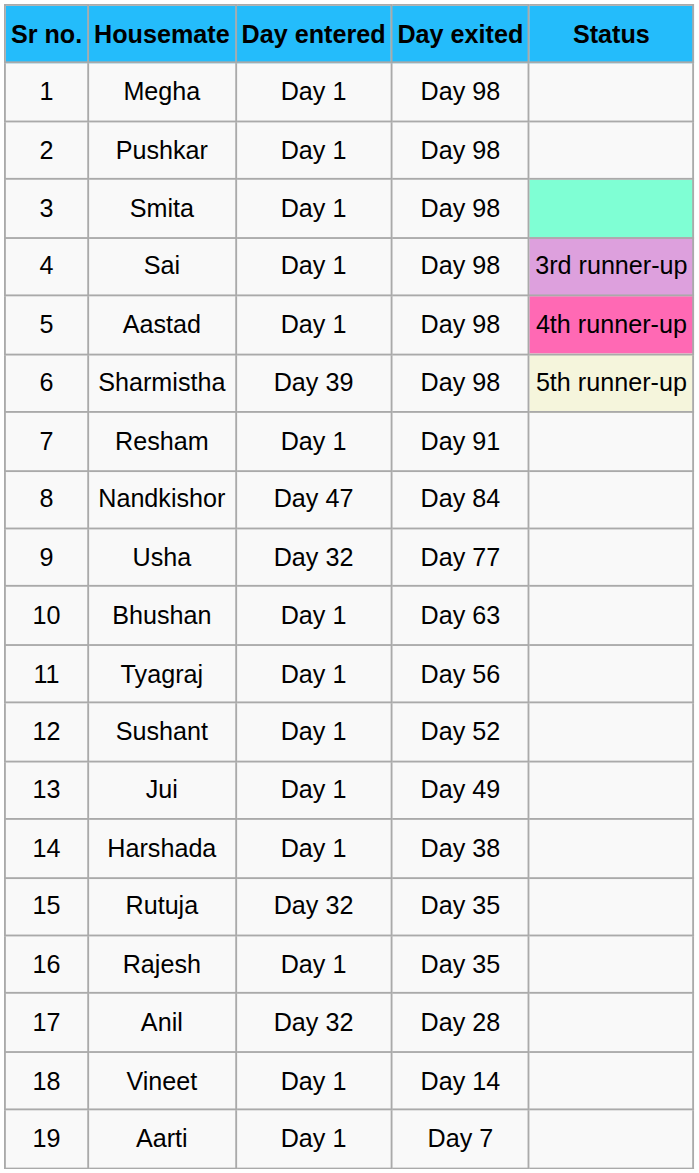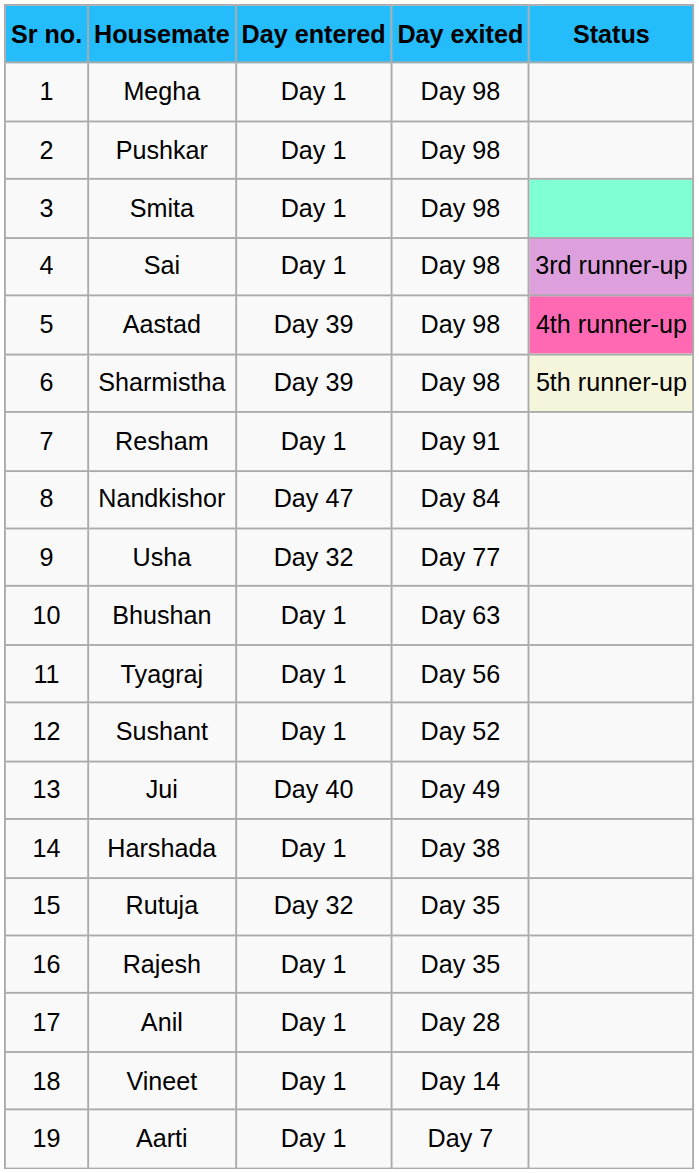(314, 324) Day 1 -> (314, 324) Day 39
(314, 790) Day 1 -> (314, 790) Day 40
(314, 1022) Day 32 -> (314, 1022) Day 1
